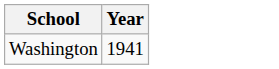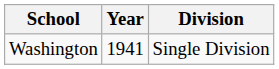+ column: (211, 19)
